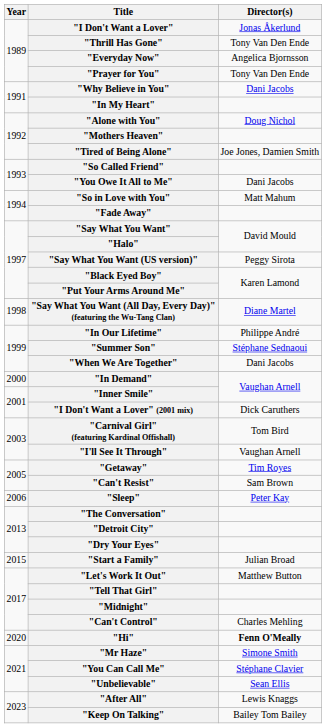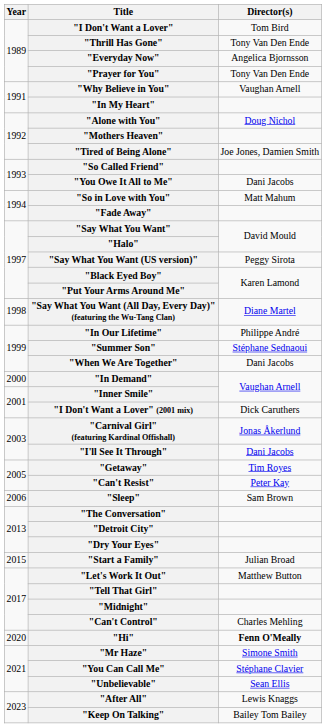(270, 27) Jonas Åkerlund -> (270, 27) Tom Bird
(270, 89) Dani Jacobs -> (270, 89) Vaughan Arnell
(270, 431) Tom Bird -> (270, 431) Jonas Åkerlund
(270, 452) Vaughan Arnell -> (270, 452) Dani Jacobs
(270, 483) Sam Brown -> (270, 483) Peter Kay
(270, 498) Peter Kay -> (270, 498) Sam Brown
